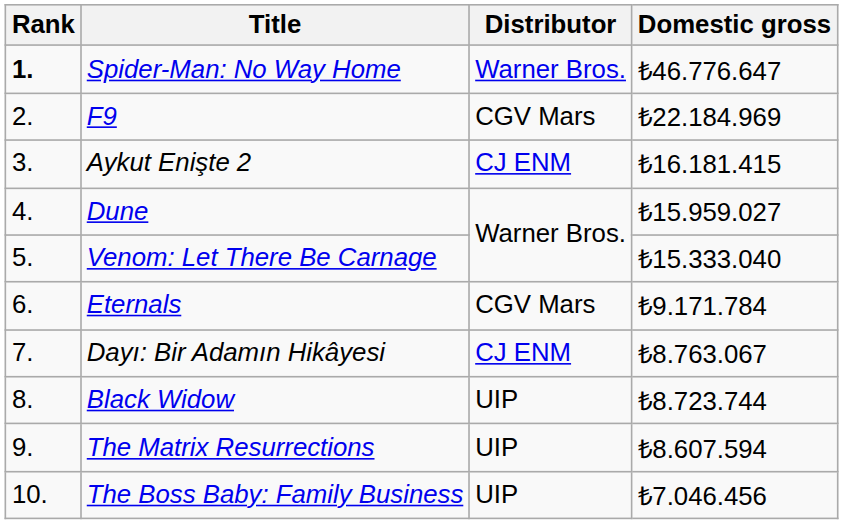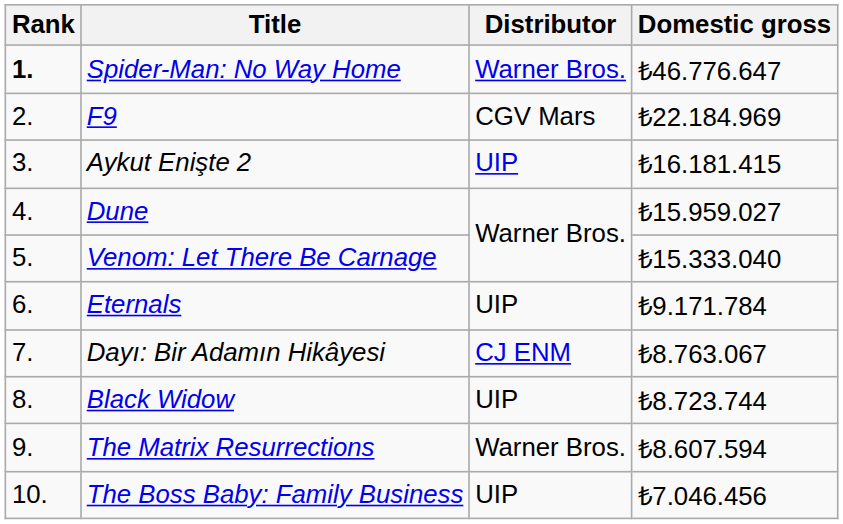(523, 163) CJ ENM -> (497, 163) UIP
(535, 305) CGV Mars -> (497, 305) UIP
(497, 447) UIP -> (551, 447) Warner Bros.
